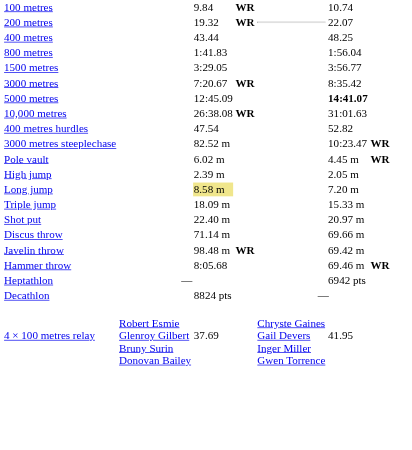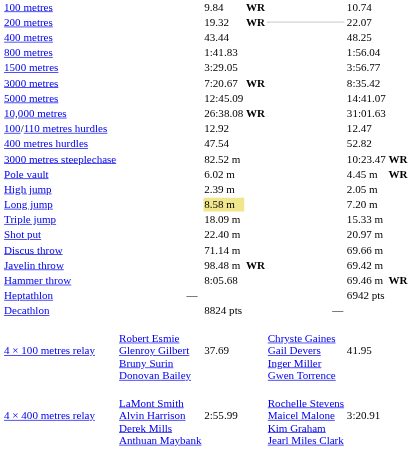(348, 98) bold -> (366, 98) normal
+ row: (56, 128)
+ row: (49, 415)
